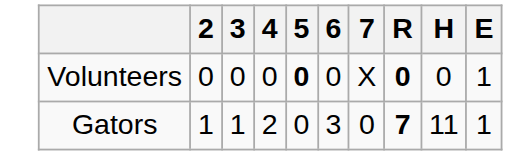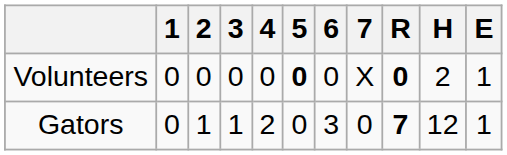+ column: (172, 29)
(444, 77) 0 -> (443, 77) 2
(444, 125) 11 -> (443, 125) 12
